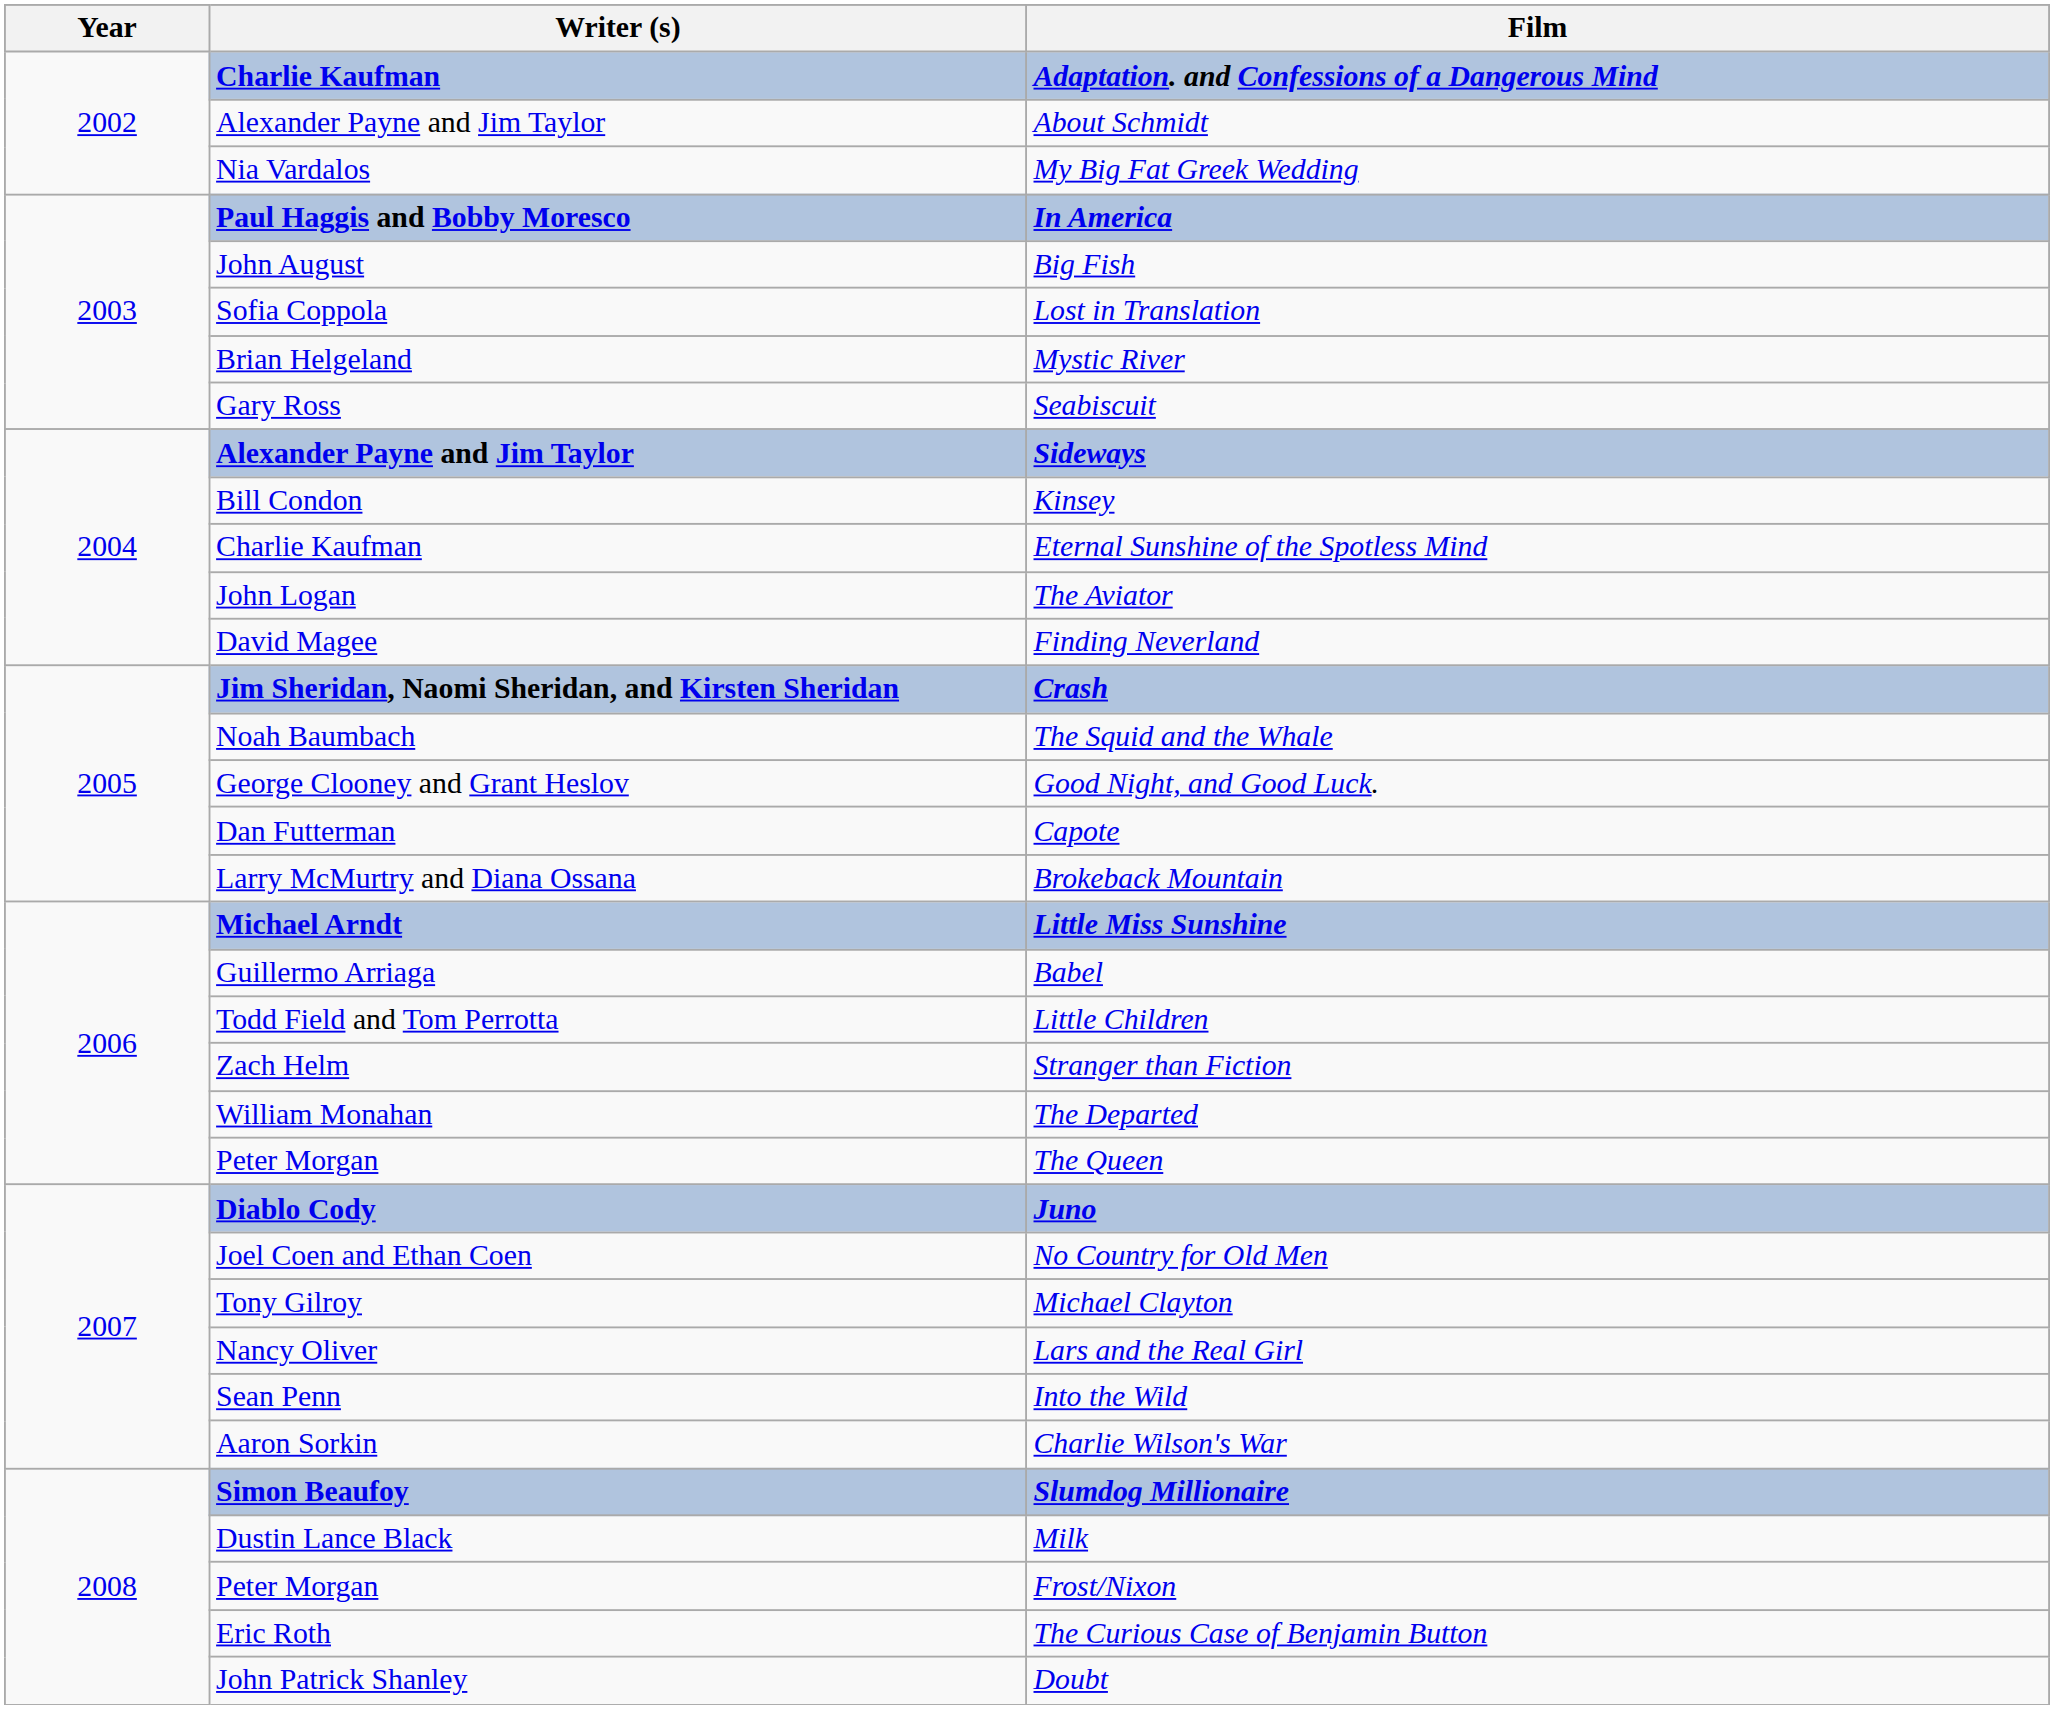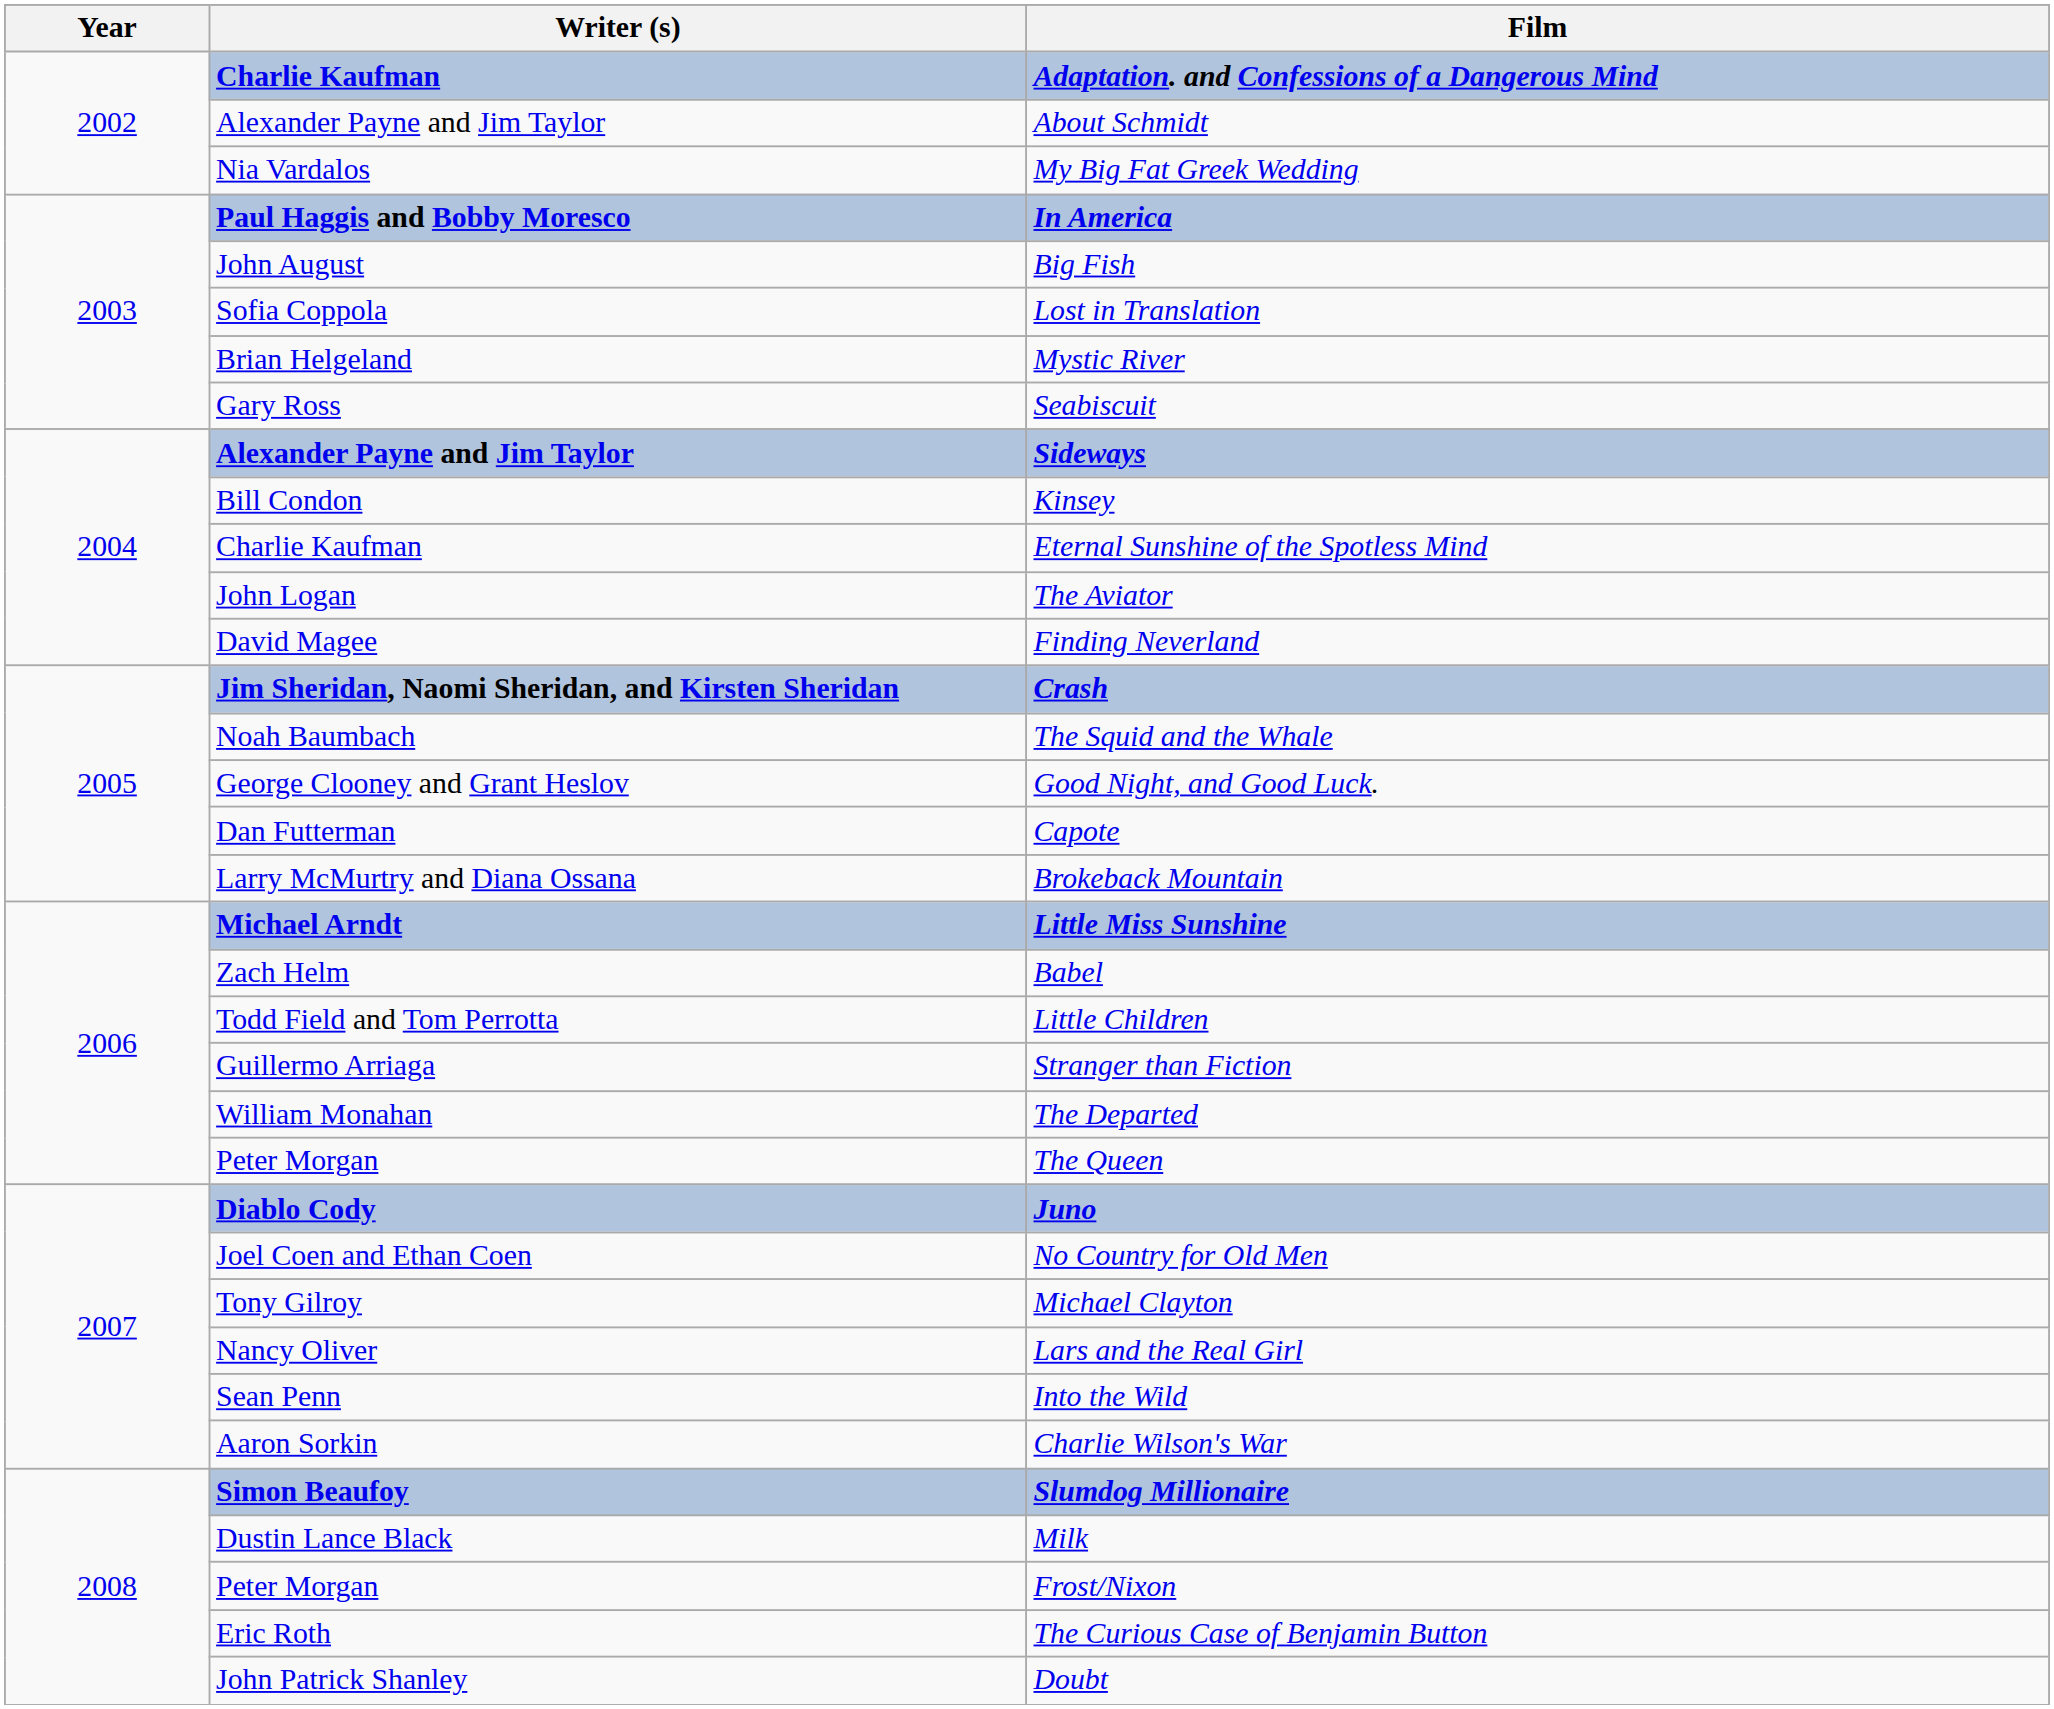(326, 972) Guillermo Arriaga -> (283, 972) Zach Helm
(283, 1066) Zach Helm -> (326, 1066) Guillermo Arriaga
